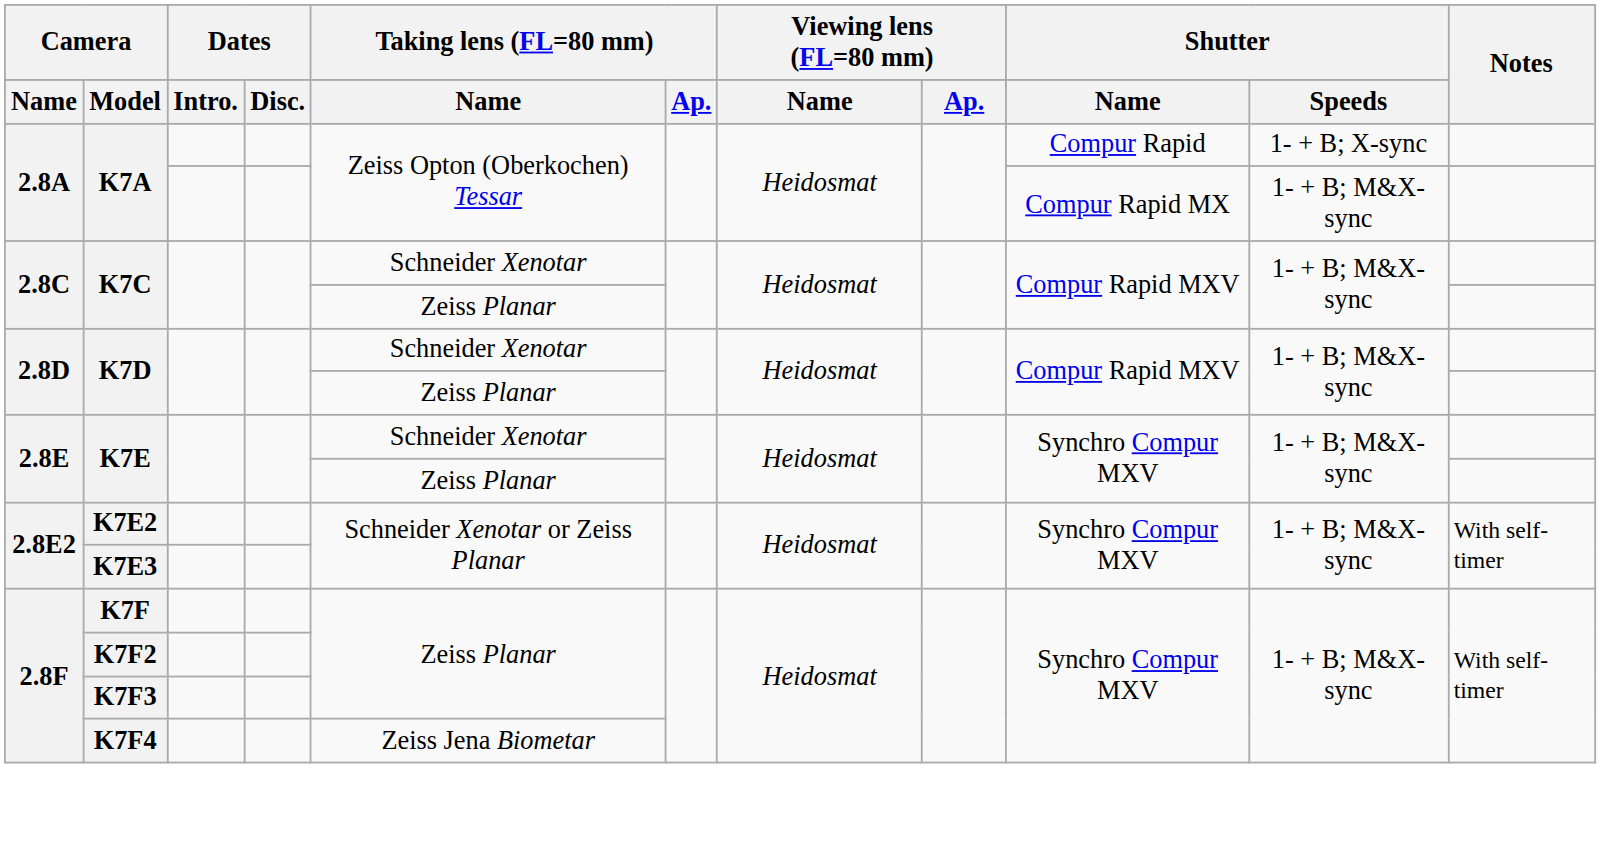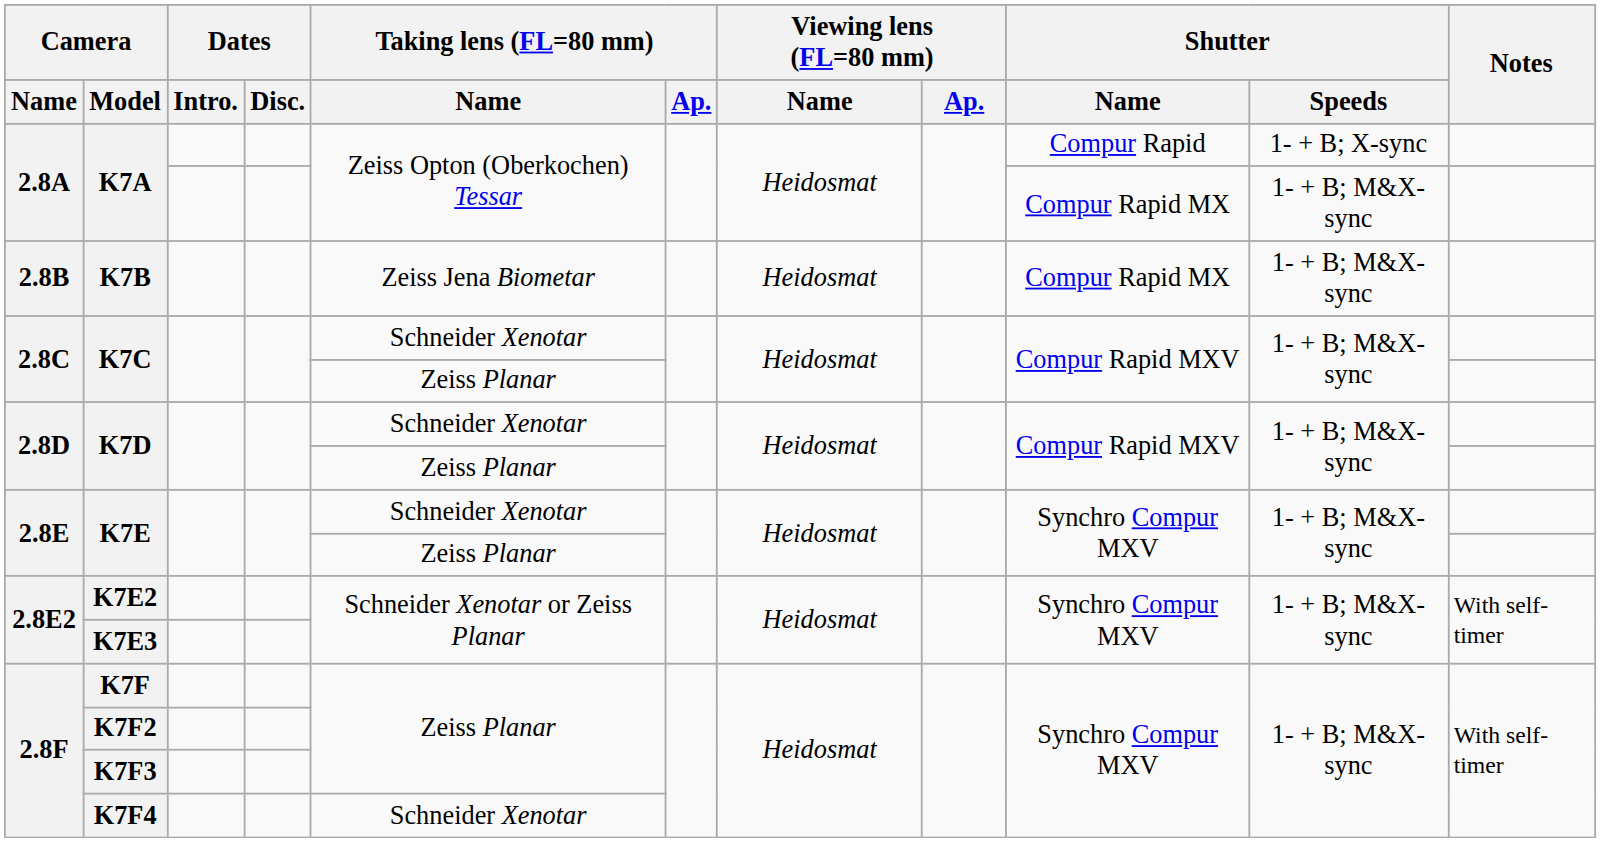+ row: (44, 278)
(488, 740) Zeiss Jena Biometar -> (488, 815) Schneider Xenotar
